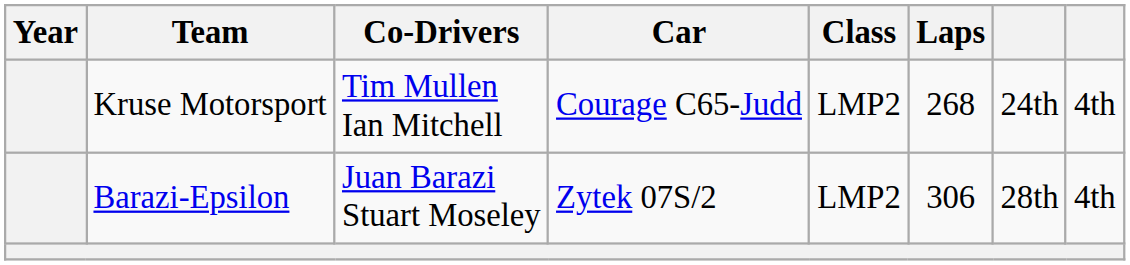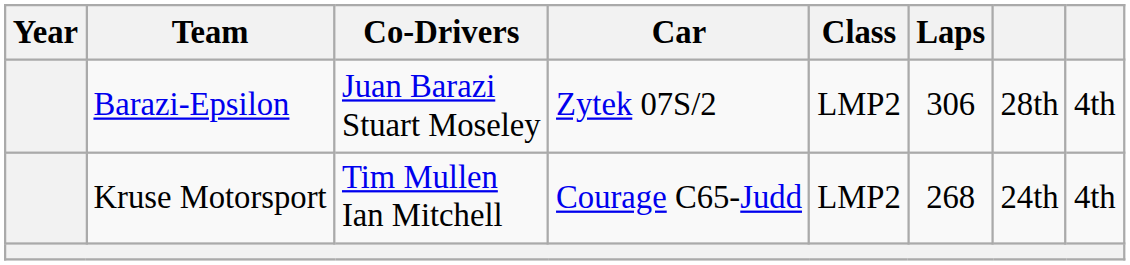rows swapped: (210, 105) <-> (191, 197)
